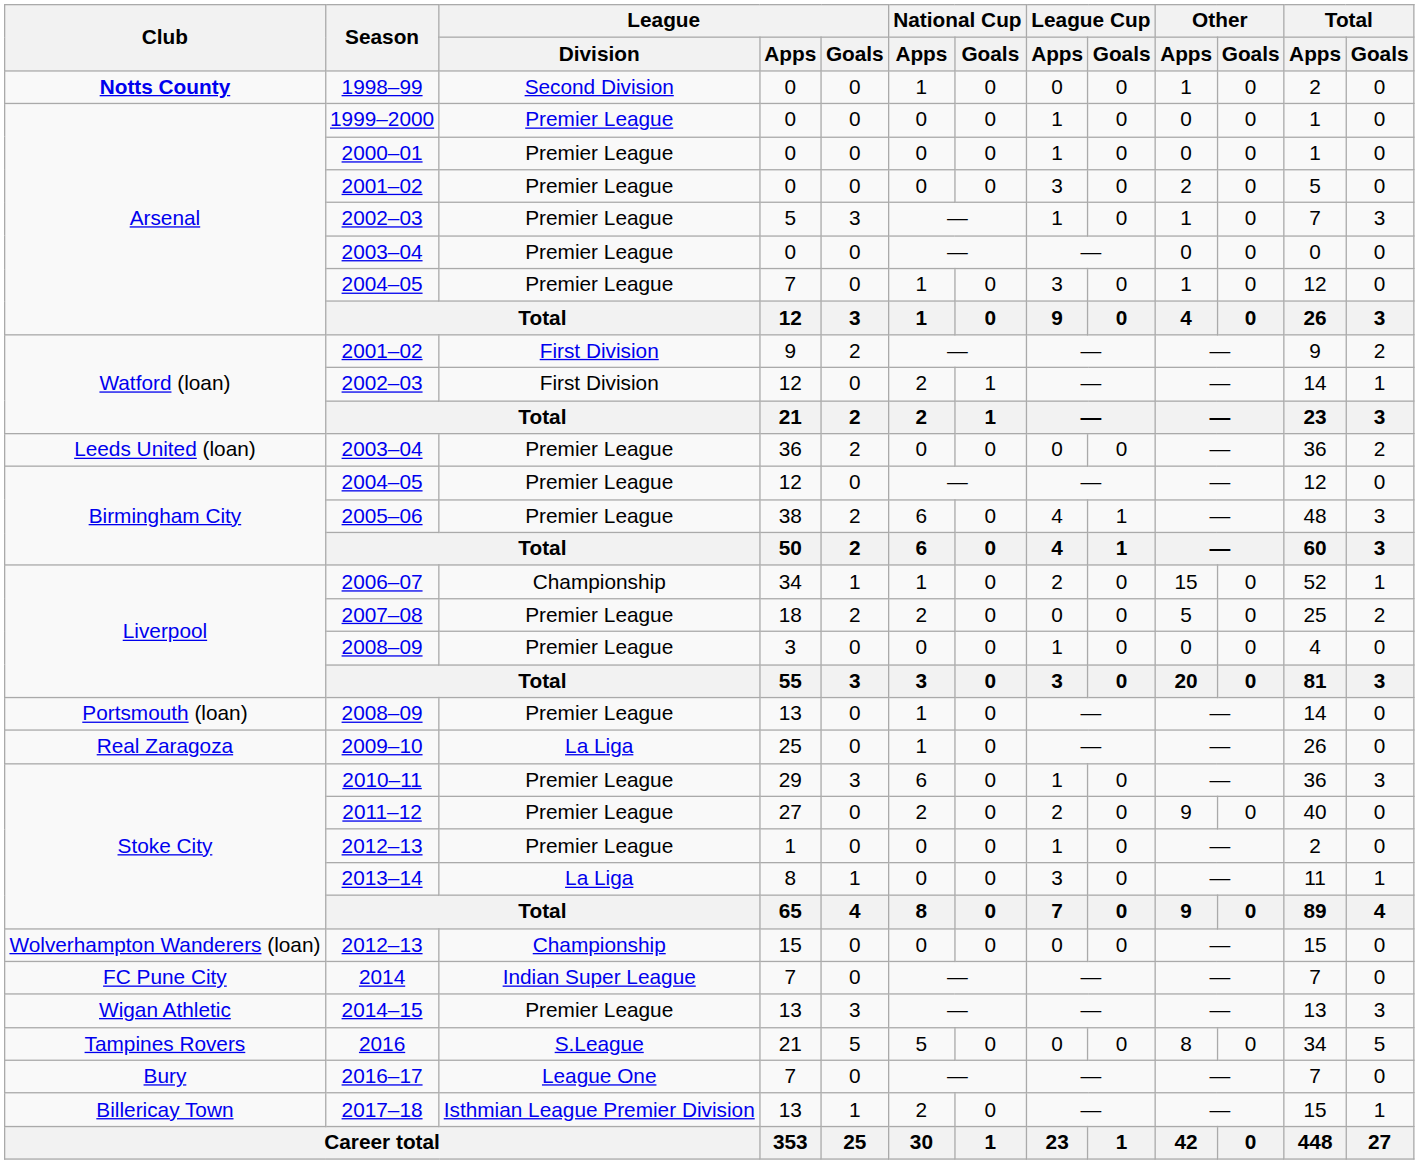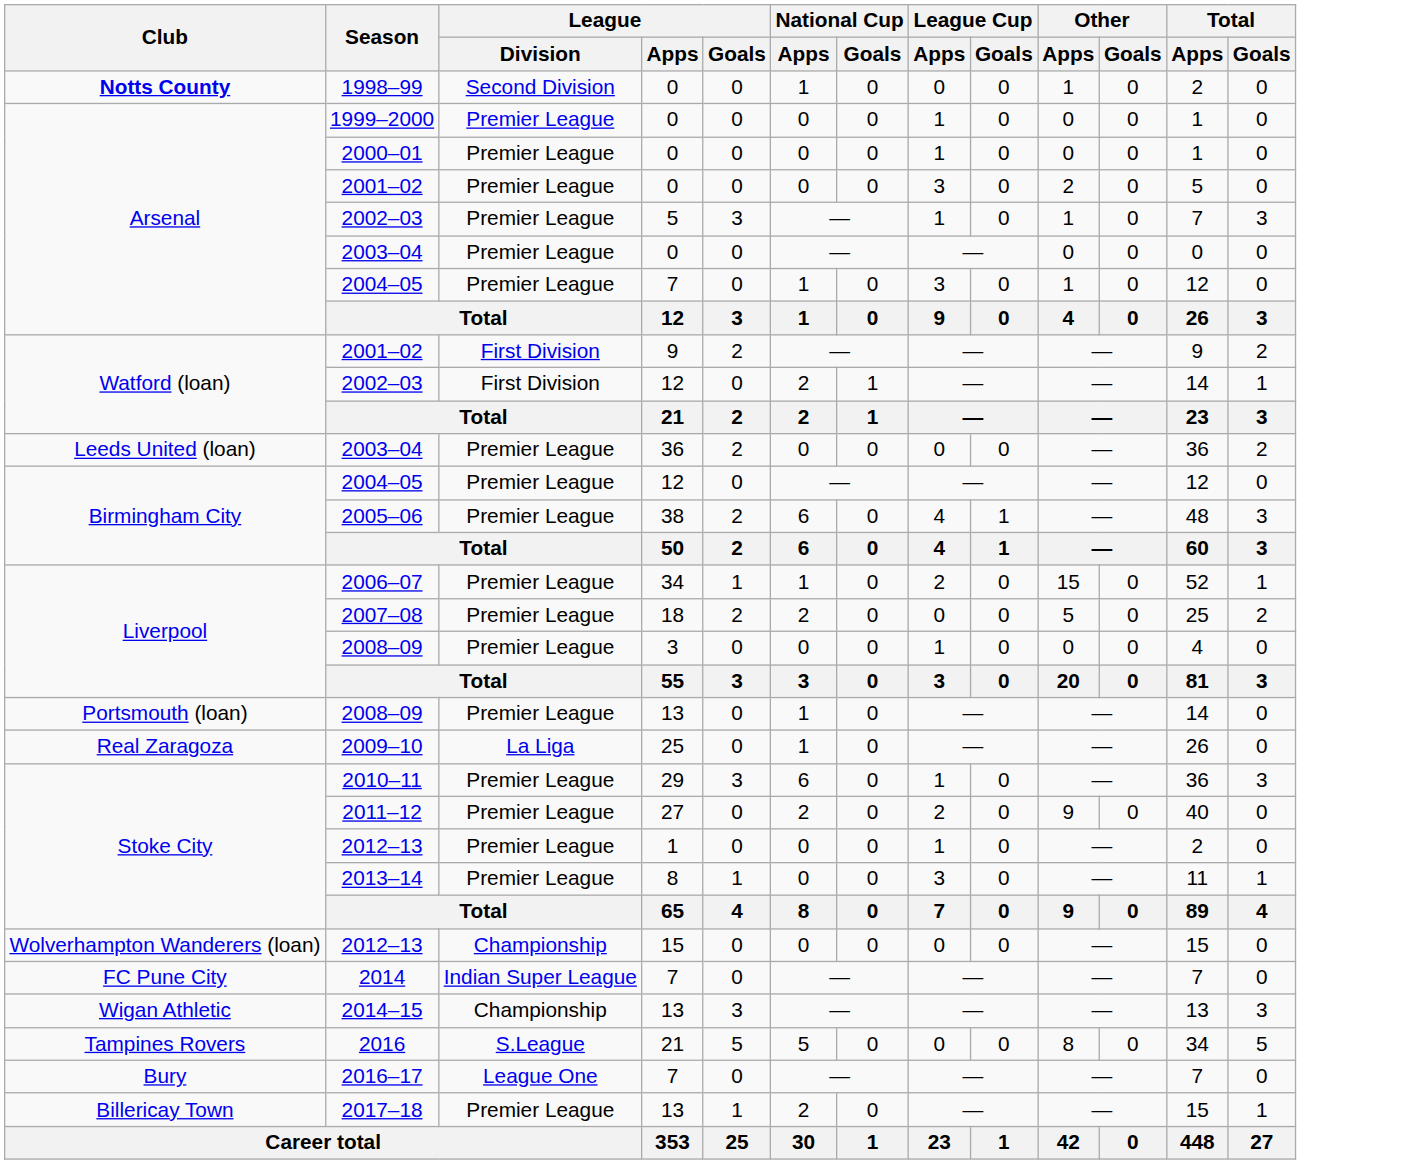(599, 581) Championship -> (540, 581) Premier League
(599, 878) La Liga -> (540, 878) Premier League
(599, 1010) Premier League -> (540, 1010) Championship
(599, 1109) Isthmian League Premier Division -> (540, 1109) Premier League
